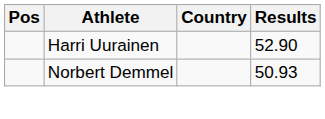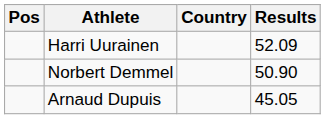(276, 45) 52.90 -> (276, 45) 52.09
(276, 72) 50.93 -> (276, 72) 50.90
+ row: (104, 99)
